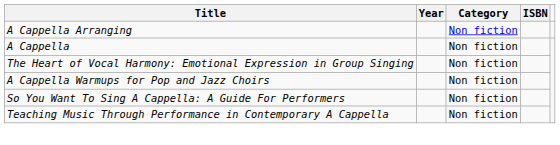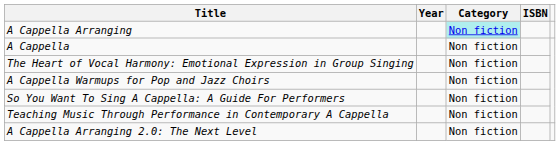(483, 30) no background -> (483, 30) paleturquoise background
+ row: (132, 132)
